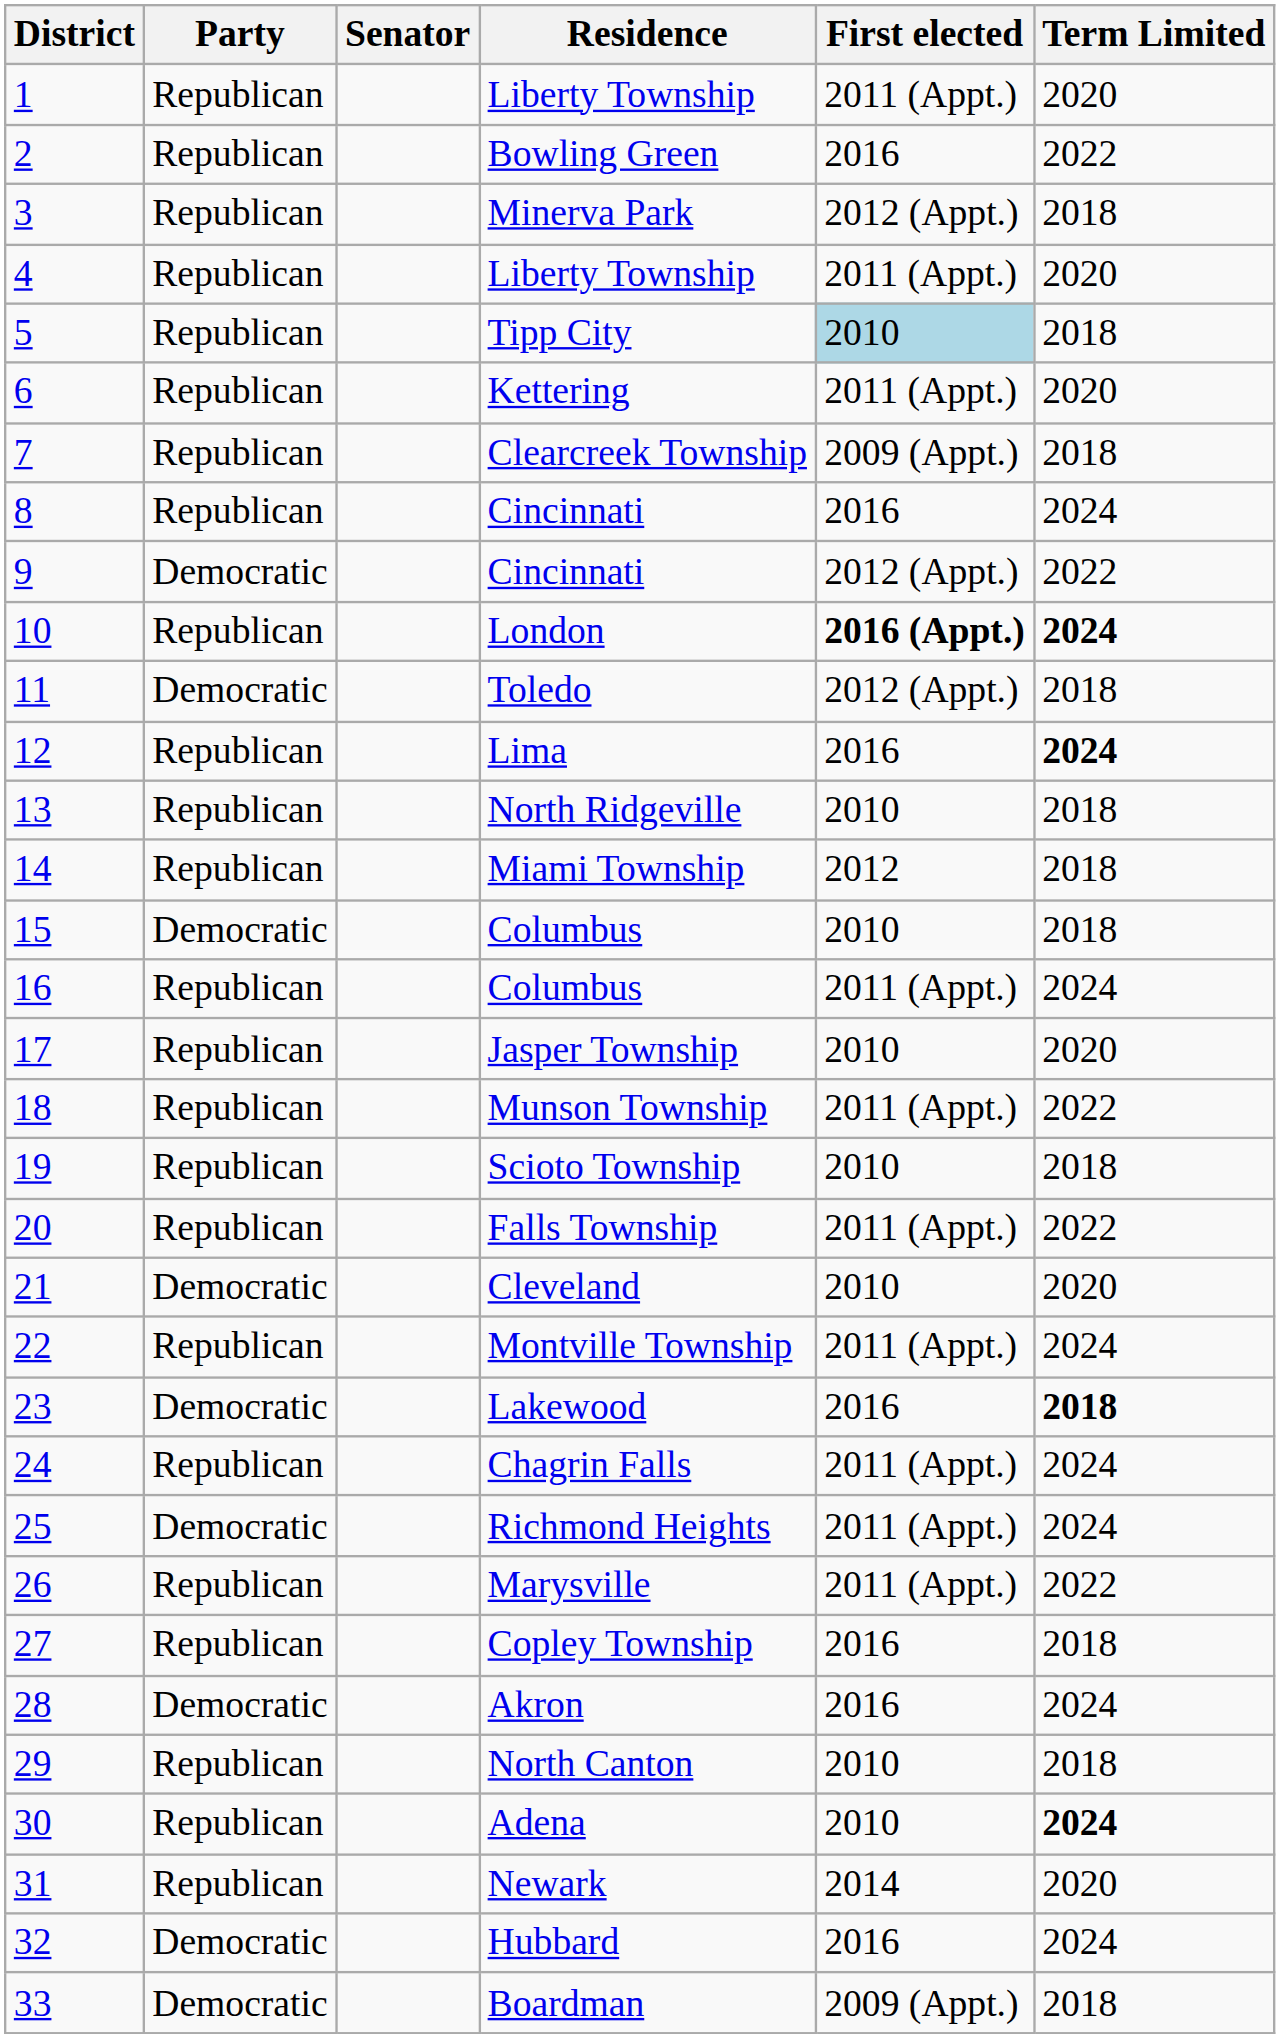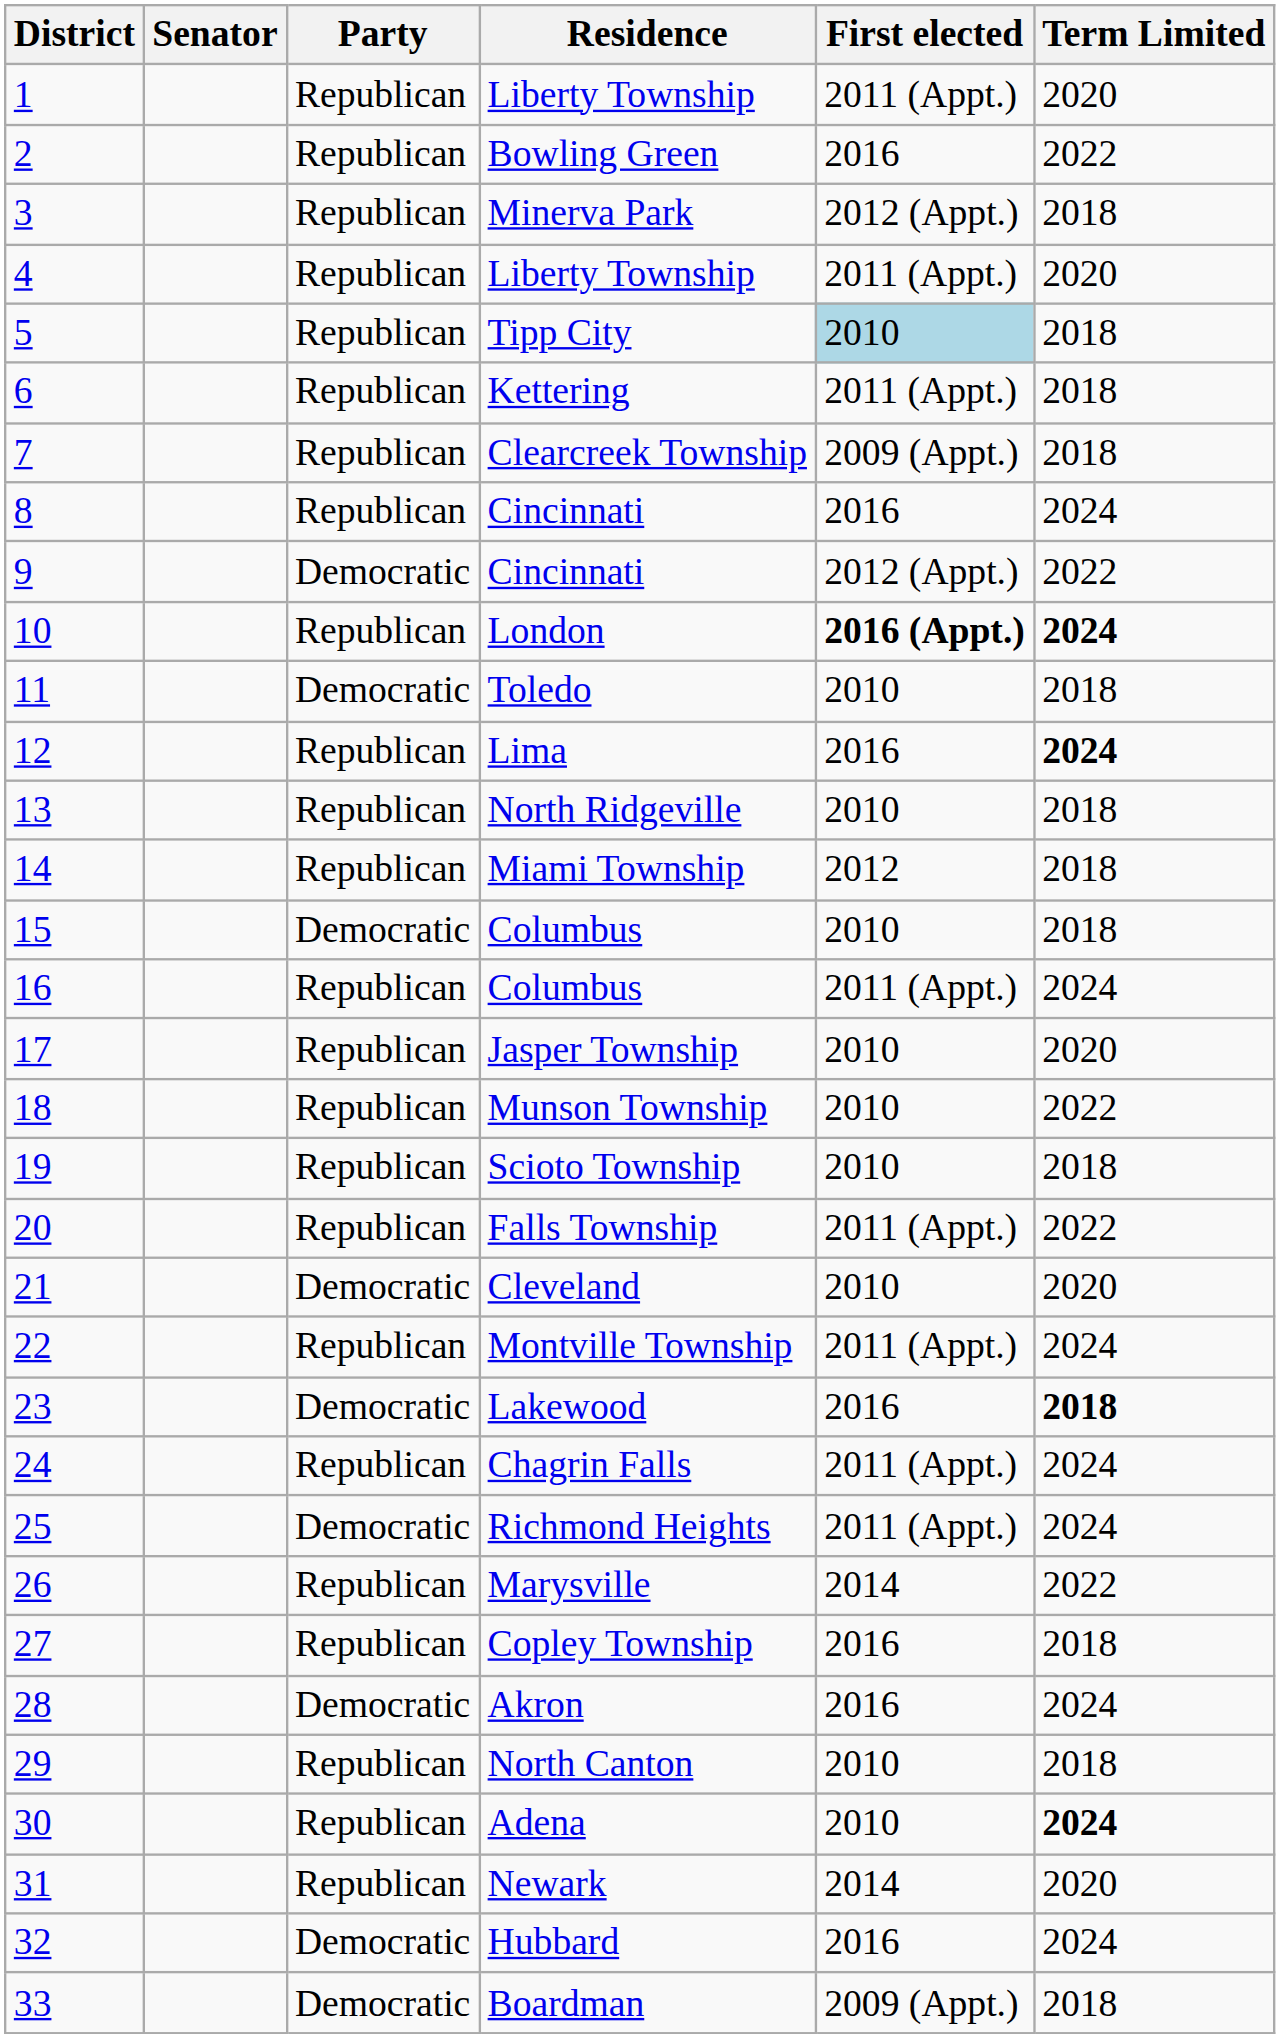columns swapped: (408, 34) <-> (240, 34)
(1080, 392) 2020 -> (1080, 392) 2018
(921, 690) 2012 (Appt.) -> (862, 690) 2010
(921, 1107) 2011 (Appt.) -> (862, 1107) 2010
(921, 1584) 2011 (Appt.) -> (862, 1584) 2014
